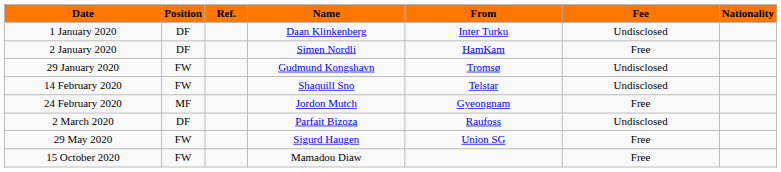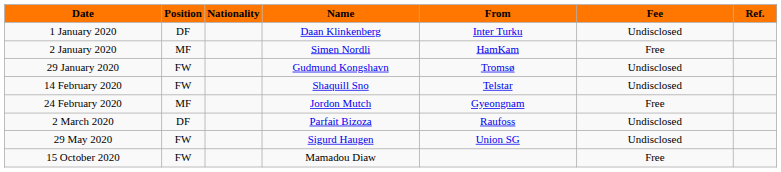columns swapped: (748, 13) <-> (226, 13)
(183, 50) DF -> (183, 50) MF
(641, 140) Free -> (655, 140) Undisclosed
